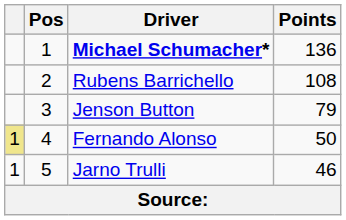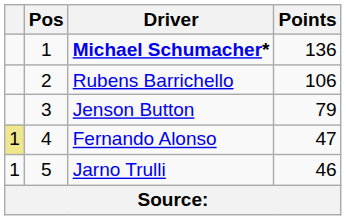(321, 79) 108 -> (321, 79) 106
(326, 139) 50 -> (326, 139) 47
